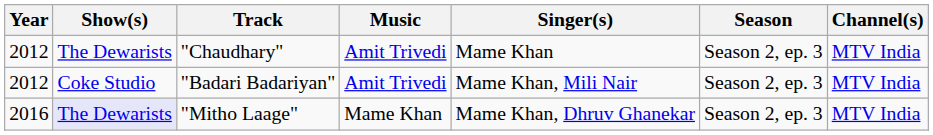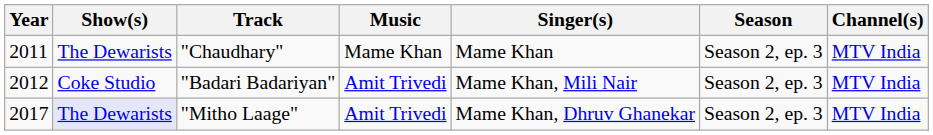(29, 51) 2012 -> (28, 51) 2011
(395, 51) Amit Trivedi -> (393, 51) Mame Khan
(29, 113) 2016 -> (29, 113) 2017
(393, 113) Mame Khan -> (395, 113) Amit Trivedi
